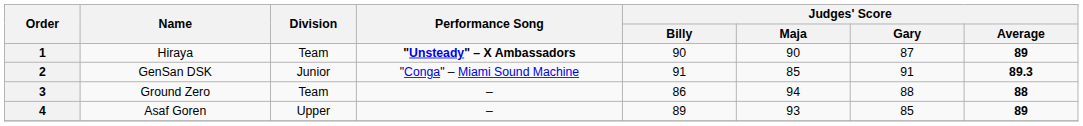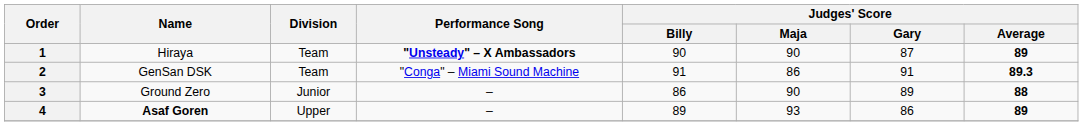(313, 72) Junior -> (313, 72) Team
(793, 72) 85 -> (793, 72) 86
(313, 92) Team -> (313, 92) Junior
(793, 92) 94 -> (793, 92) 90
(907, 92) 88 -> (907, 92) 89
(175, 111) normal -> (175, 111) bold
(907, 111) 85 -> (907, 111) 86
